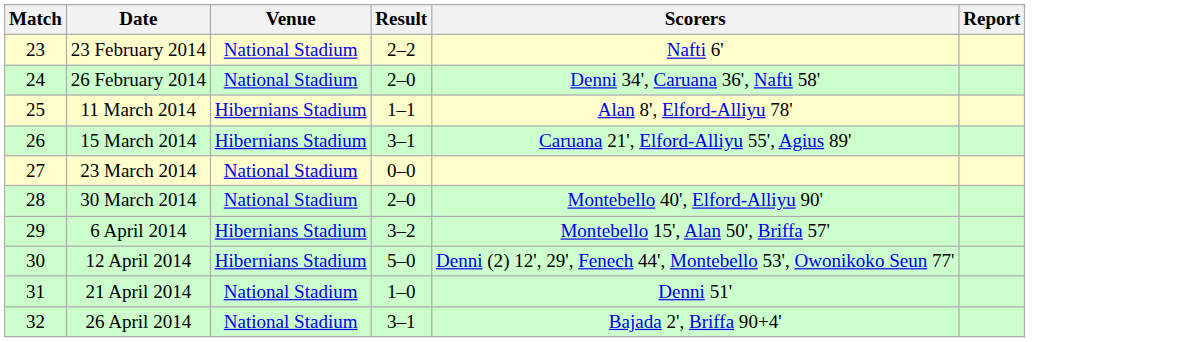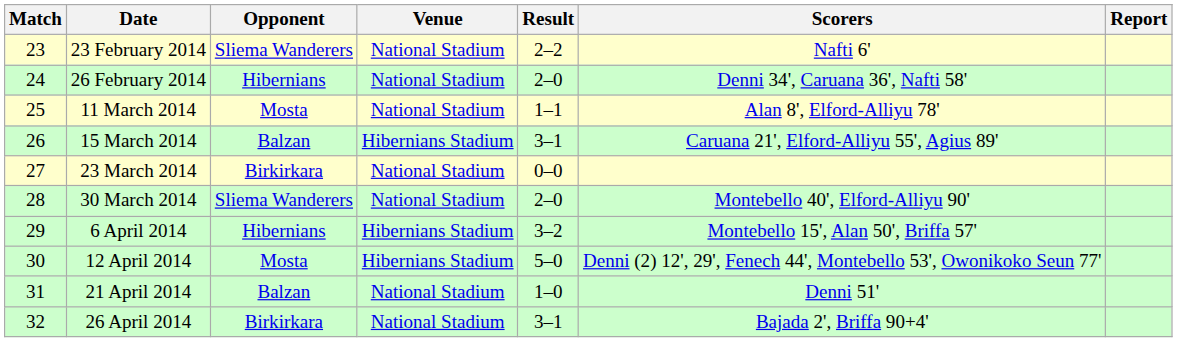+ column: (284, 19)
(291, 110) Hibernians Stadium -> (438, 110) National Stadium
